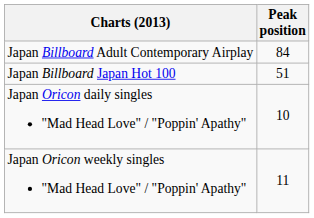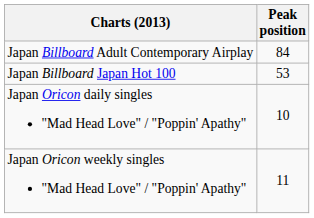(283, 73) 51 -> (283, 73) 53
